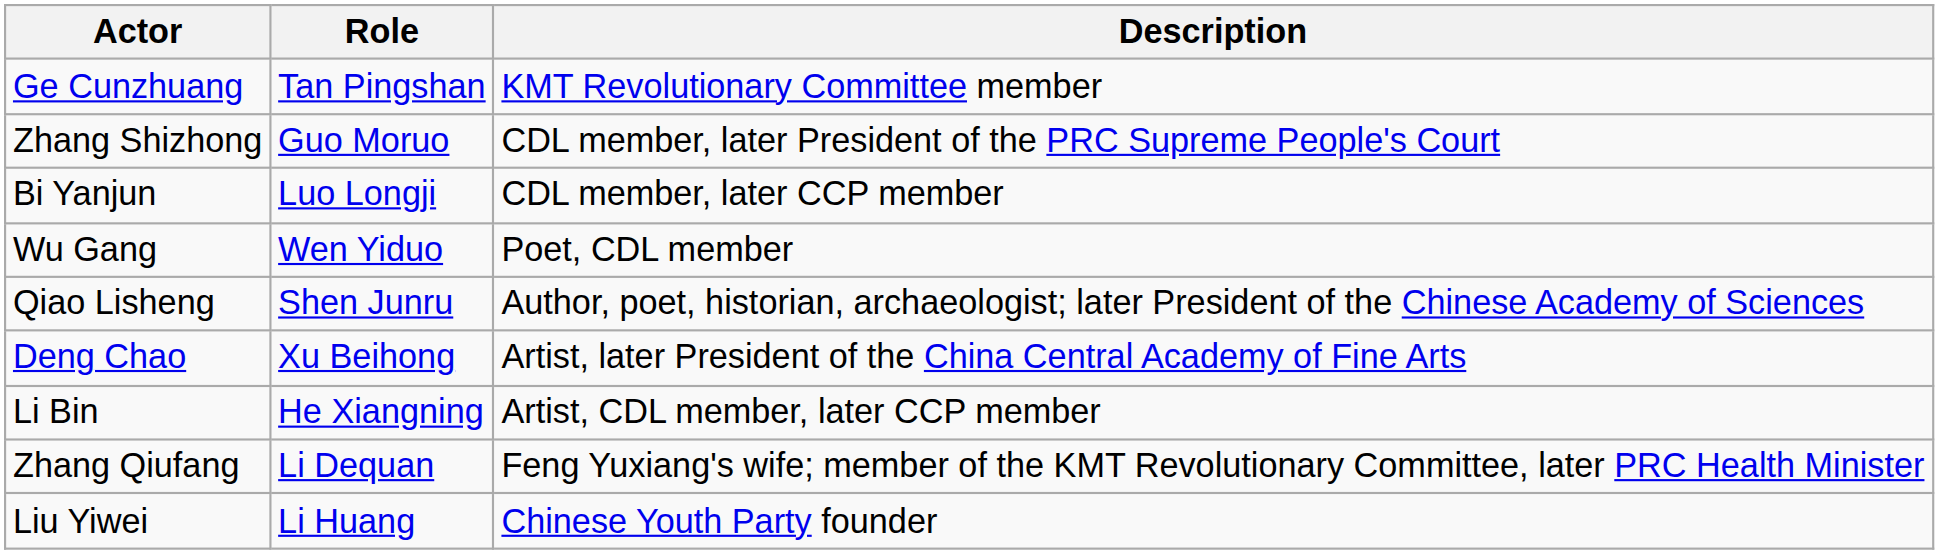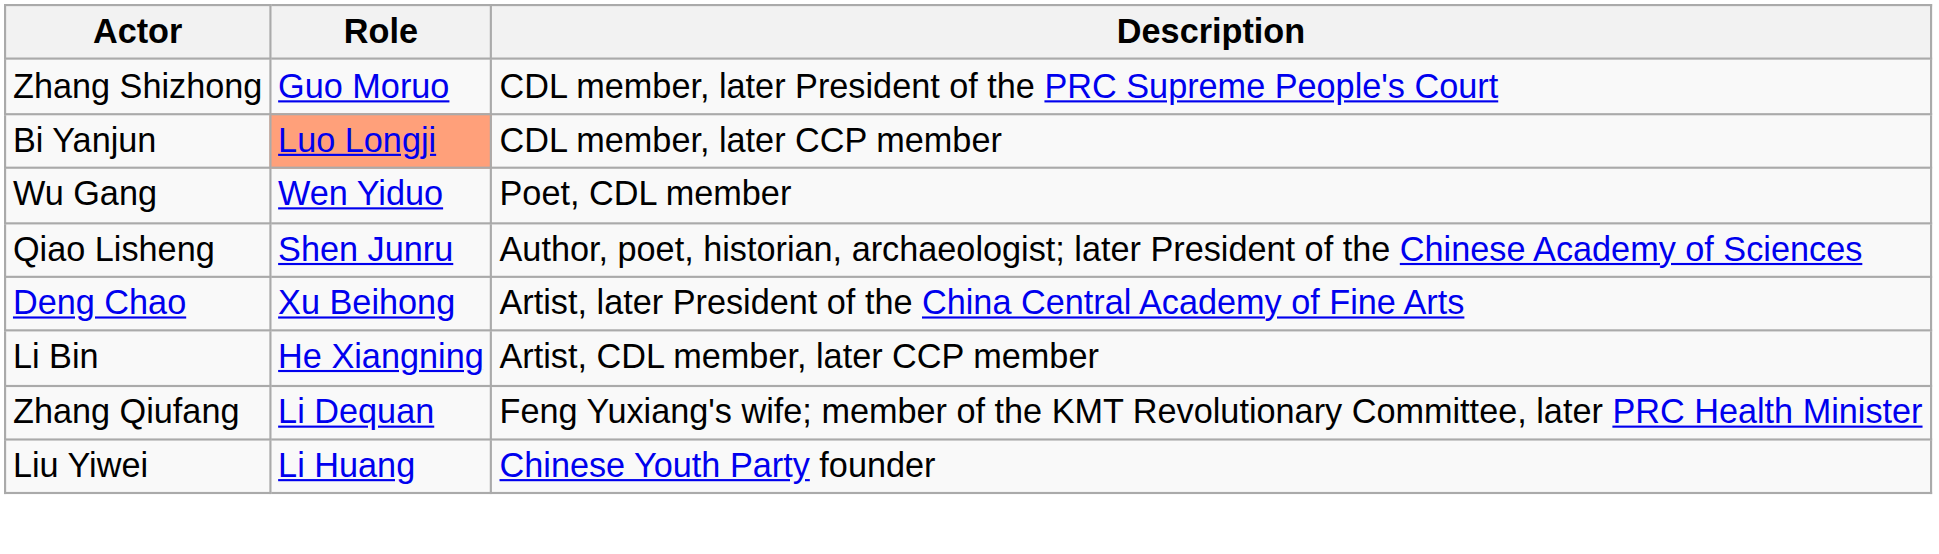- row: (128, 85)
(357, 194) no background -> (357, 140) lightsalmon background
